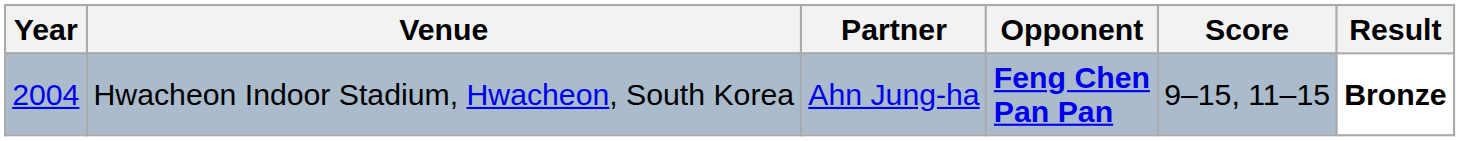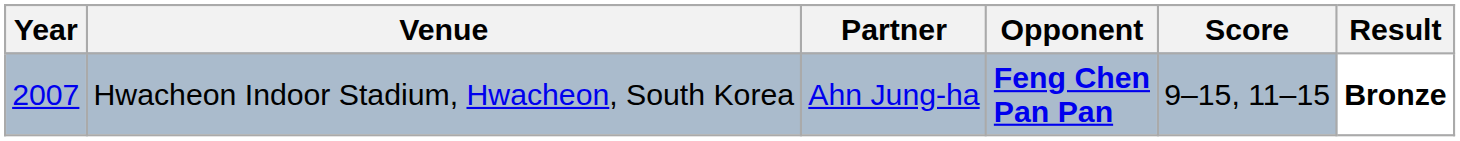(46, 94) 2004 -> (46, 94) 2007
